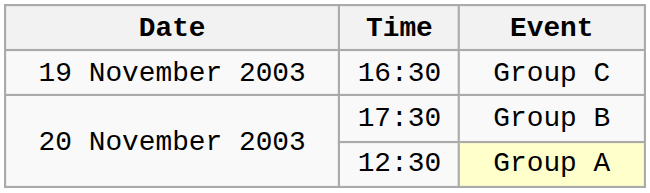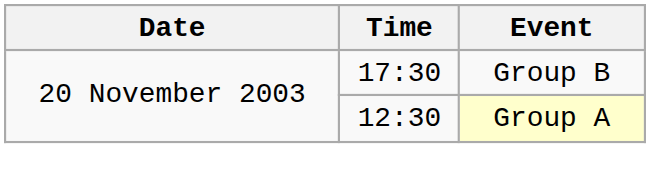- row: (552, 73)
